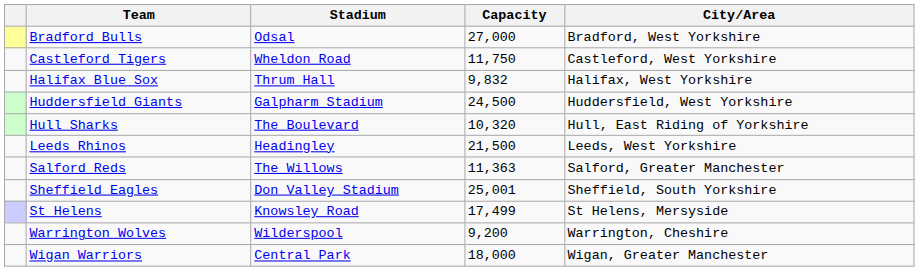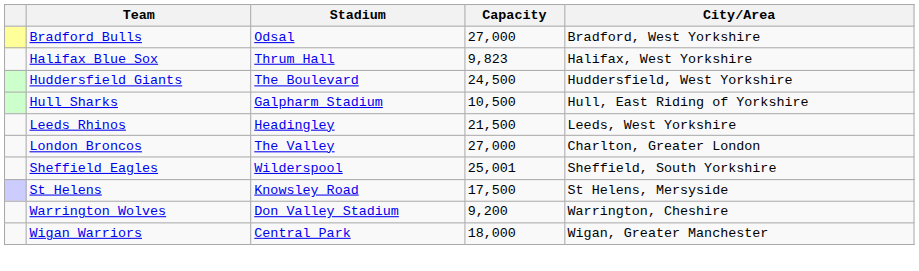- row: (98, 59)
(488, 81) 9,832 -> (488, 59) 9,823
(319, 103) Galpharm Stadium -> (307, 81) The Boulevard
(307, 125) The Boulevard -> (319, 103) Galpharm Stadium
(492, 125) 10,320 -> (492, 103) 10,500
+ row: (86, 146)
- row: (78, 168)
(327, 190) Don Valley Stadium -> (298, 168) Wilderspool
(492, 212) 17,499 -> (492, 190) 17,500
(298, 234) Wilderspool -> (327, 212) Don Valley Stadium
